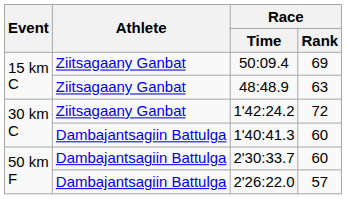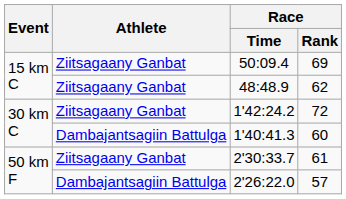(320, 88) 63 -> (320, 88) 62
(141, 159) Dambajantsagiin Battulga -> (121, 159) Ziitsagaany Ganbat
(320, 159) 60 -> (320, 159) 61
